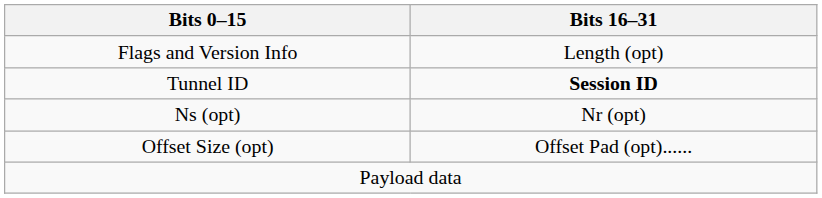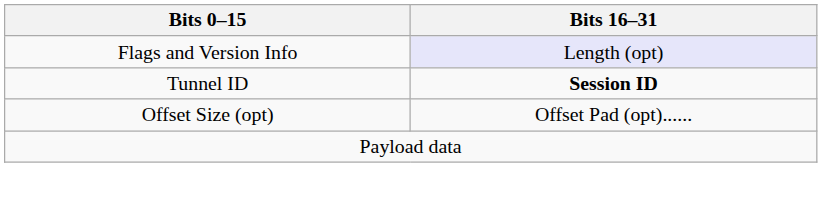(614, 51) no background -> (614, 51) lavender background
- row: (208, 114)
